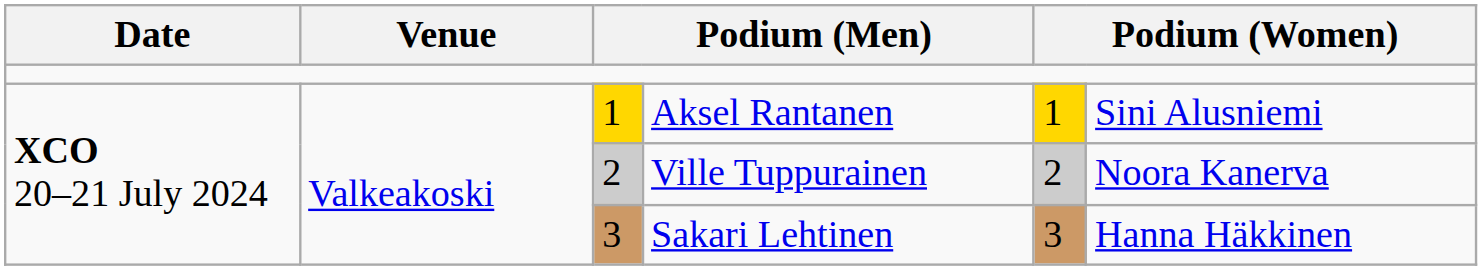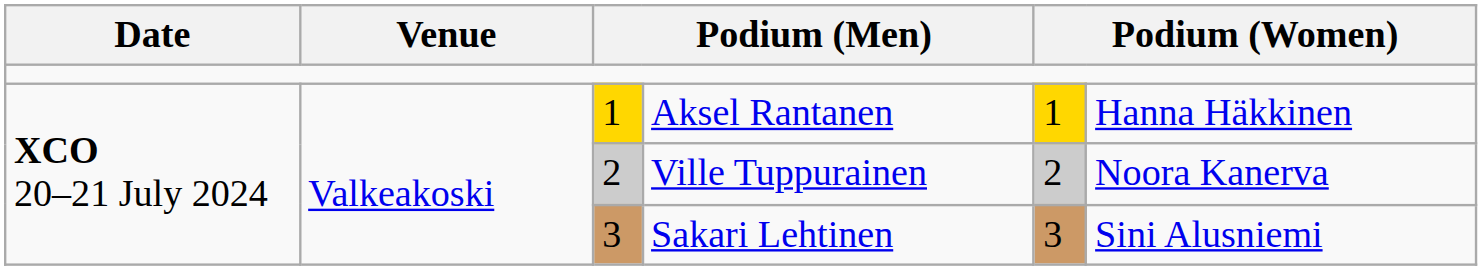(1209, 112) Sini Alusniemi -> (1224, 112) Hanna Häkkinen
(1224, 233) Hanna Häkkinen -> (1209, 233) Sini Alusniemi
